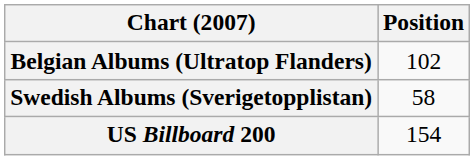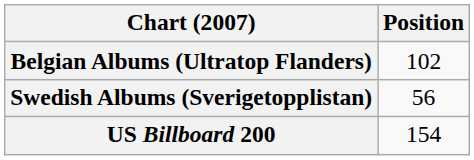(424, 97) 58 -> (424, 97) 56
